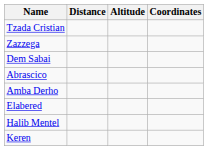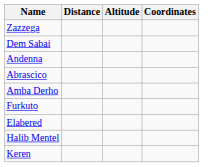- row: (36, 28)
+ row: (25, 59)
+ row: (22, 106)
